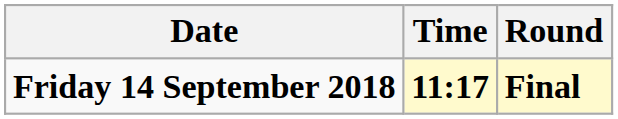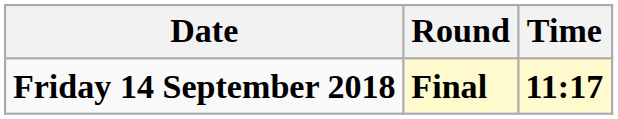columns swapped: (450, 31) <-> (554, 31)
